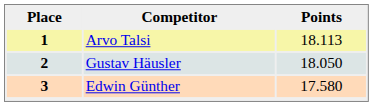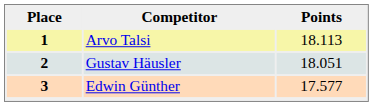(321, 63) 18.050 -> (321, 63) 18.051
(321, 86) 17.580 -> (321, 86) 17.577
